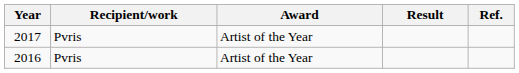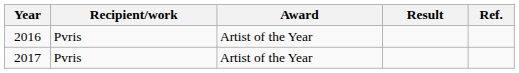rows swapped: (28, 36) <-> (28, 57)
